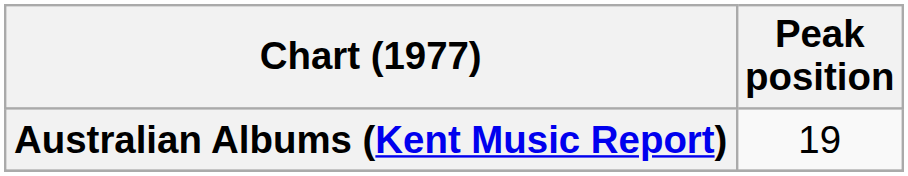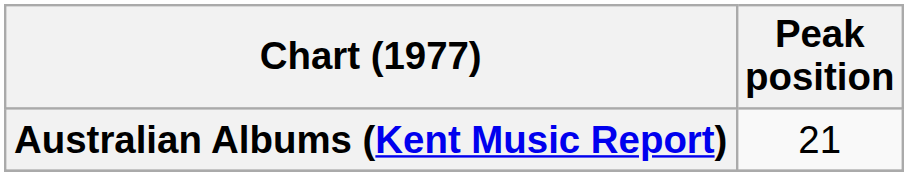(820, 139) 19 -> (820, 139) 21
